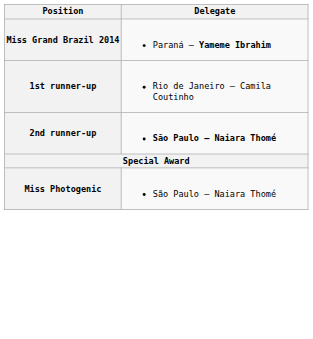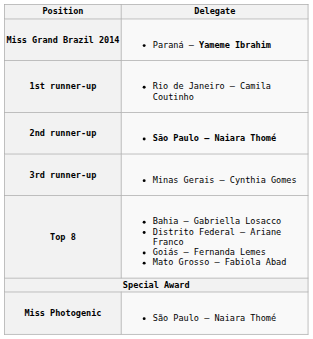+ row: (63, 174)
+ row: (63, 236)
